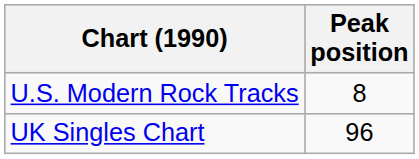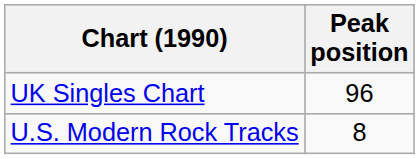rows swapped: (108, 133) <-> (155, 93)
